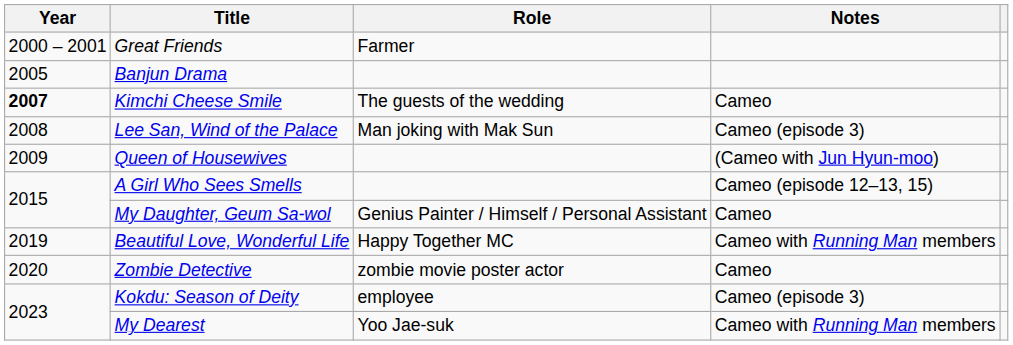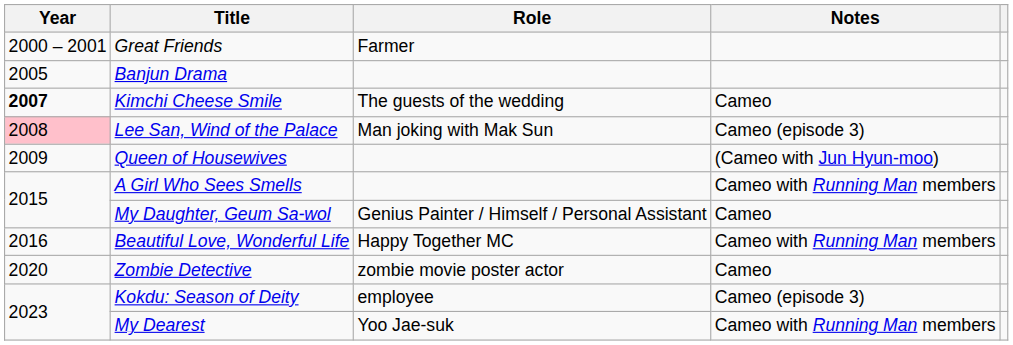(28, 130) no background -> (28, 130) pink background
(824, 185) Cameo (episode 12–13, 15) -> (855, 185) Cameo with Running Man members
(28, 241) 2019 -> (28, 241) 2016
